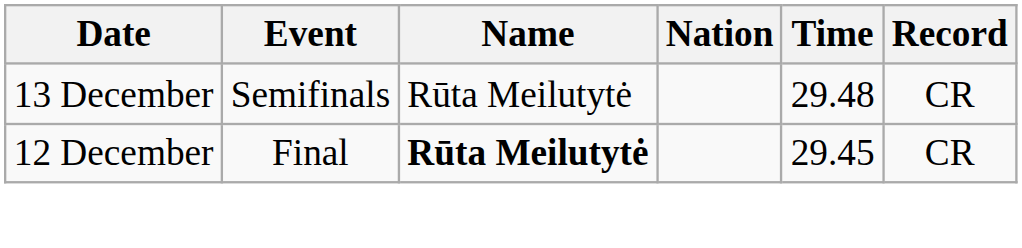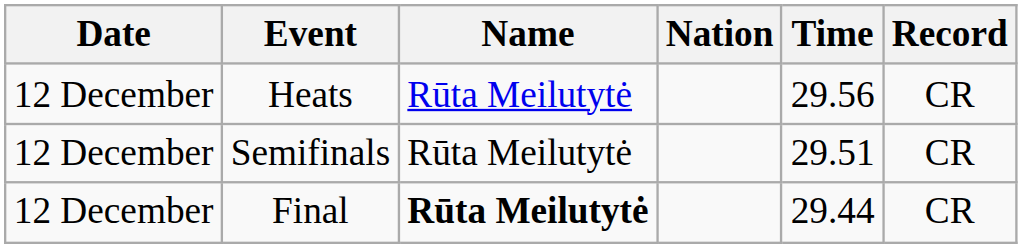+ row: (310, 93)
(114, 93) 13 December -> (114, 152) 12 December
(833, 93) 29.48 -> (833, 152) 29.51
(833, 152) 29.45 -> (833, 211) 29.44
